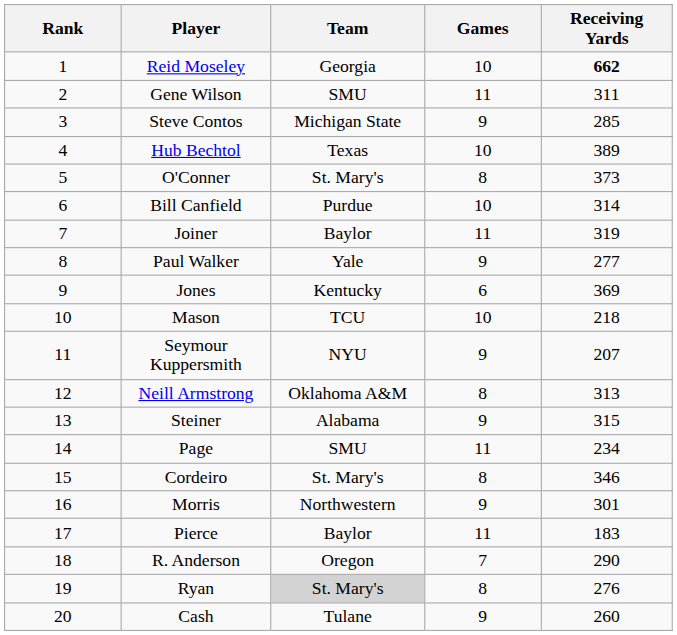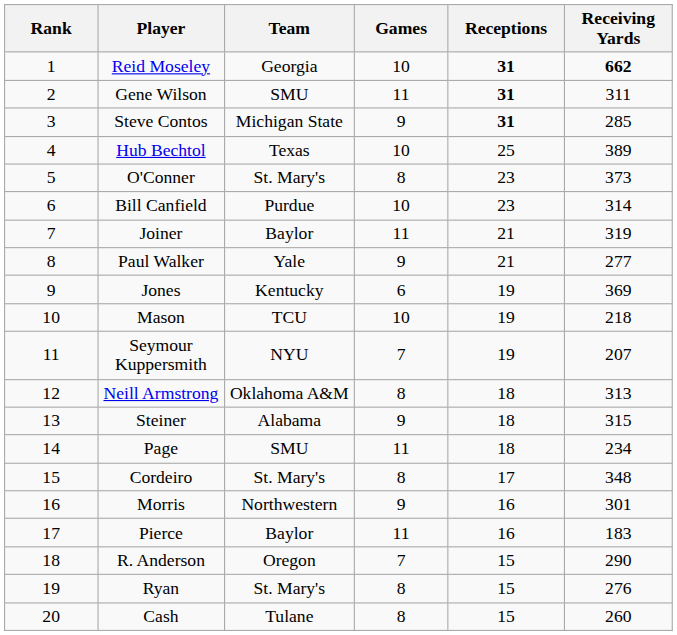+ column: (506, 28)
(483, 355) 9 -> (401, 355) 7
(607, 476) 346 -> (618, 476) 348
(348, 588) lightgrey background -> (289, 588) no background
(483, 616) 9 -> (401, 616) 8
